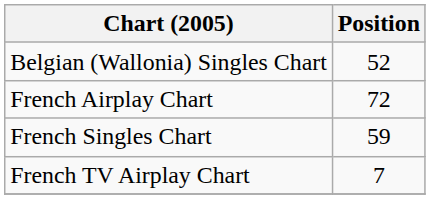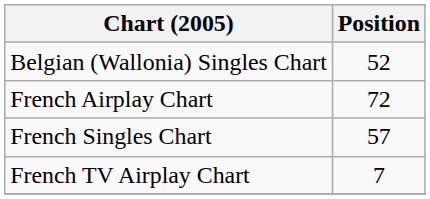(379, 136) 59 -> (379, 136) 57
